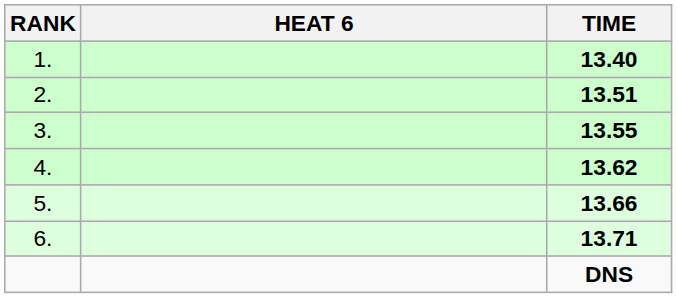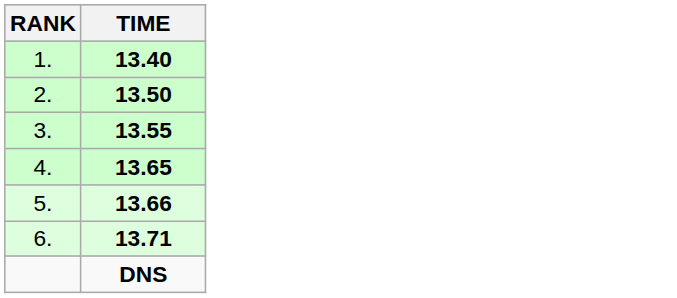- column: (314, 23)
(609, 95) 13.51 -> (143, 95) 13.50
(609, 167) 13.62 -> (143, 167) 13.65
